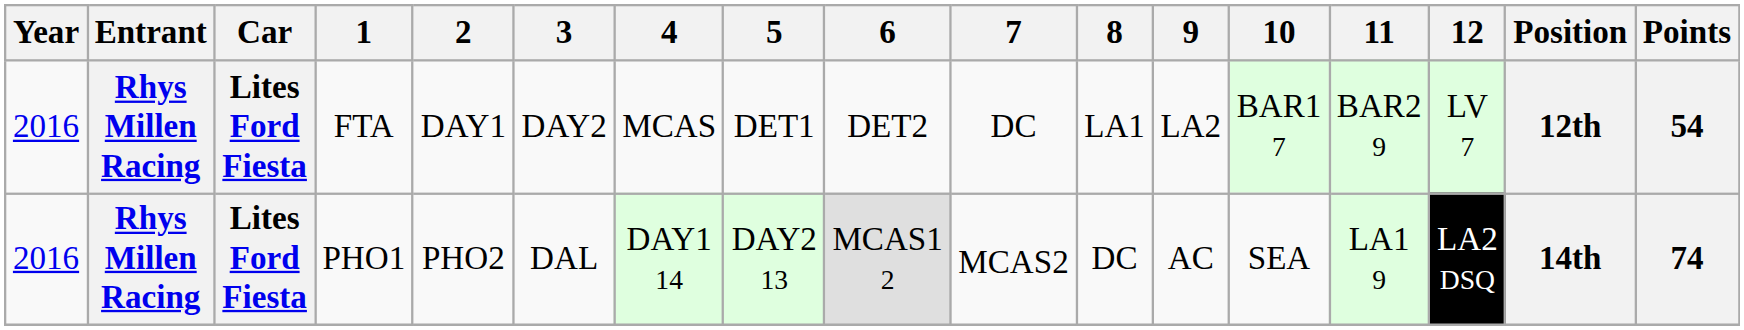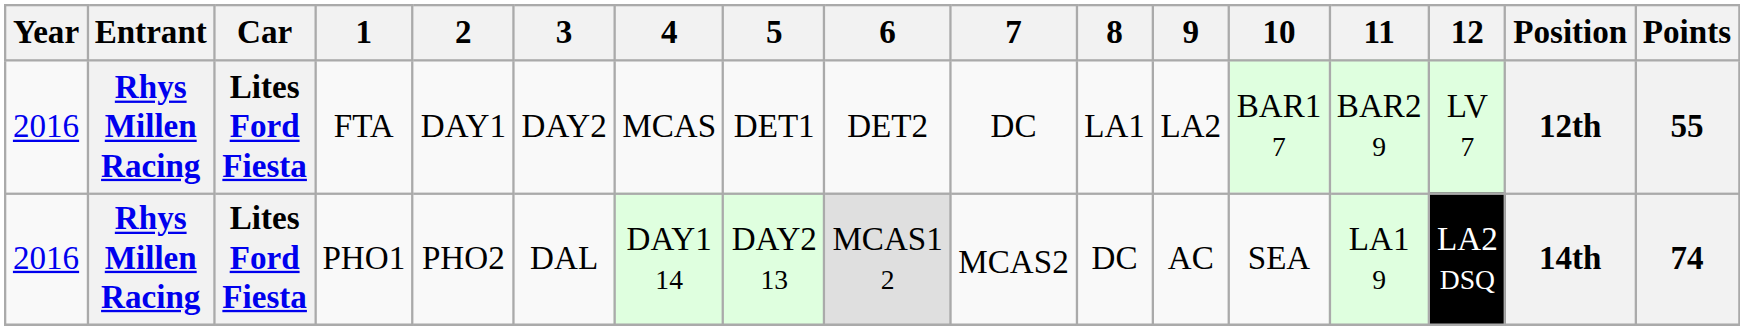(1687, 125) 54 -> (1687, 125) 55
